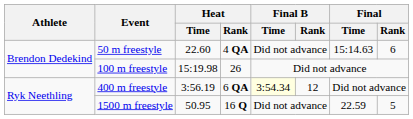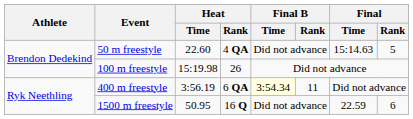(393, 50) 6 -> (393, 50) 5
(313, 87) 12 -> (313, 87) 11
(393, 105) 5 -> (393, 105) 6
